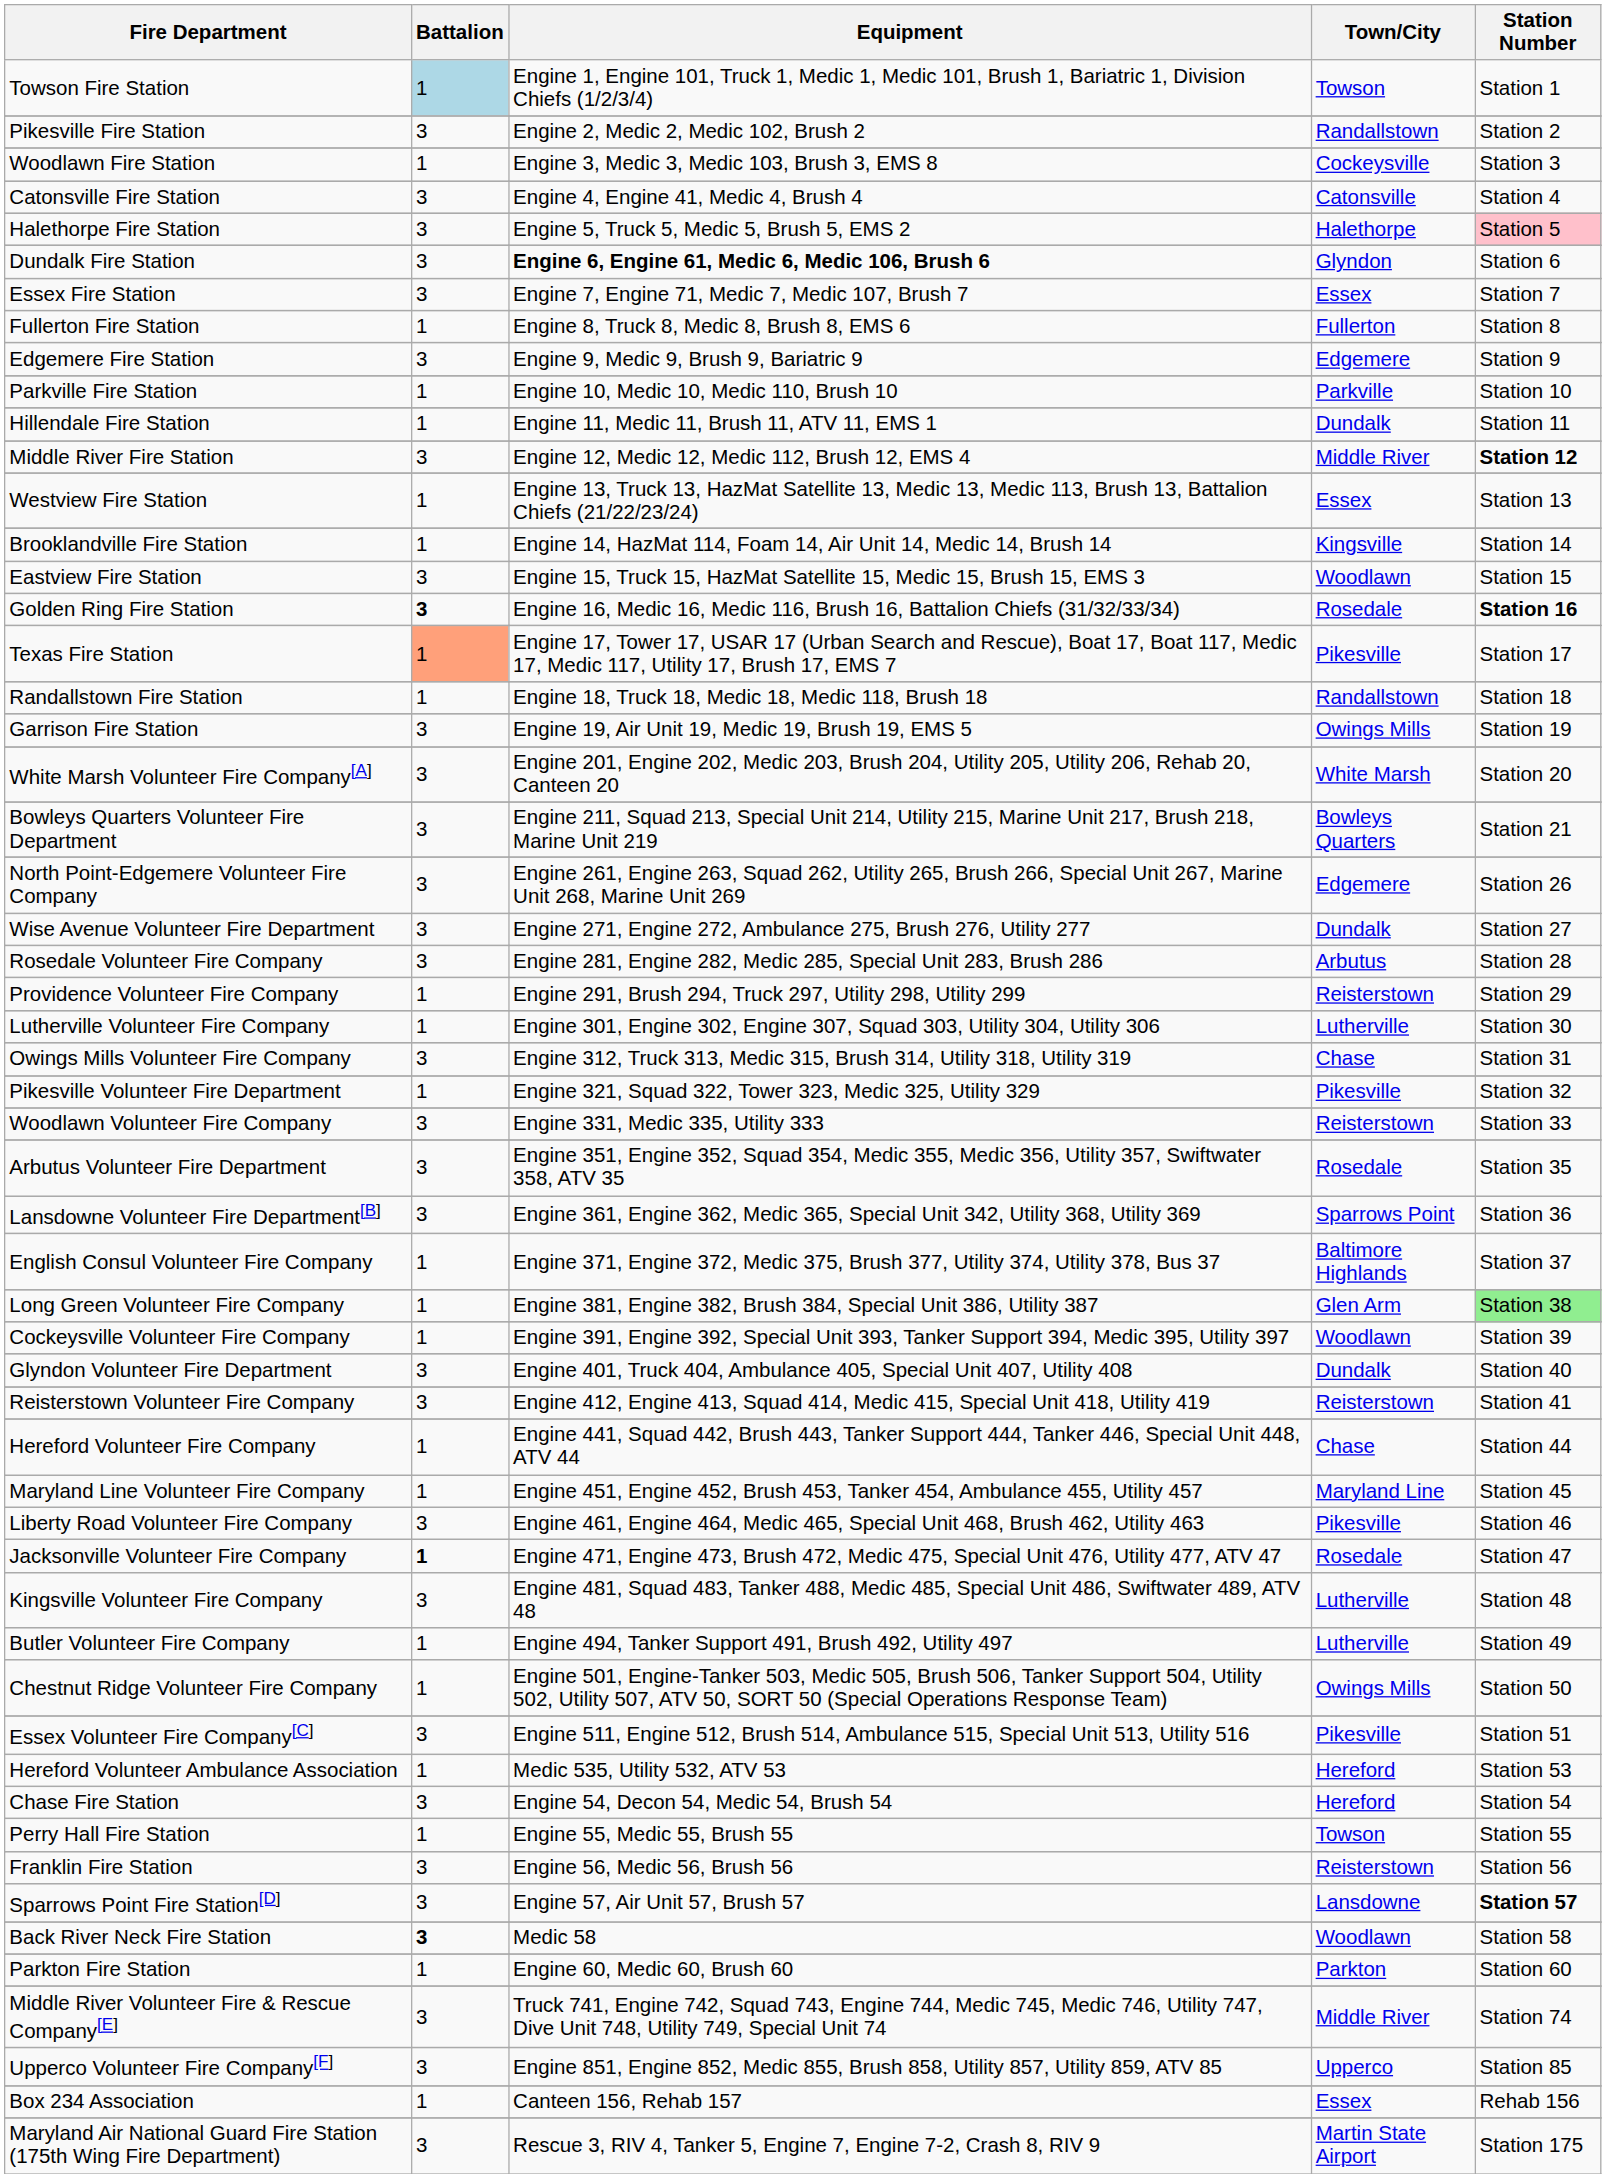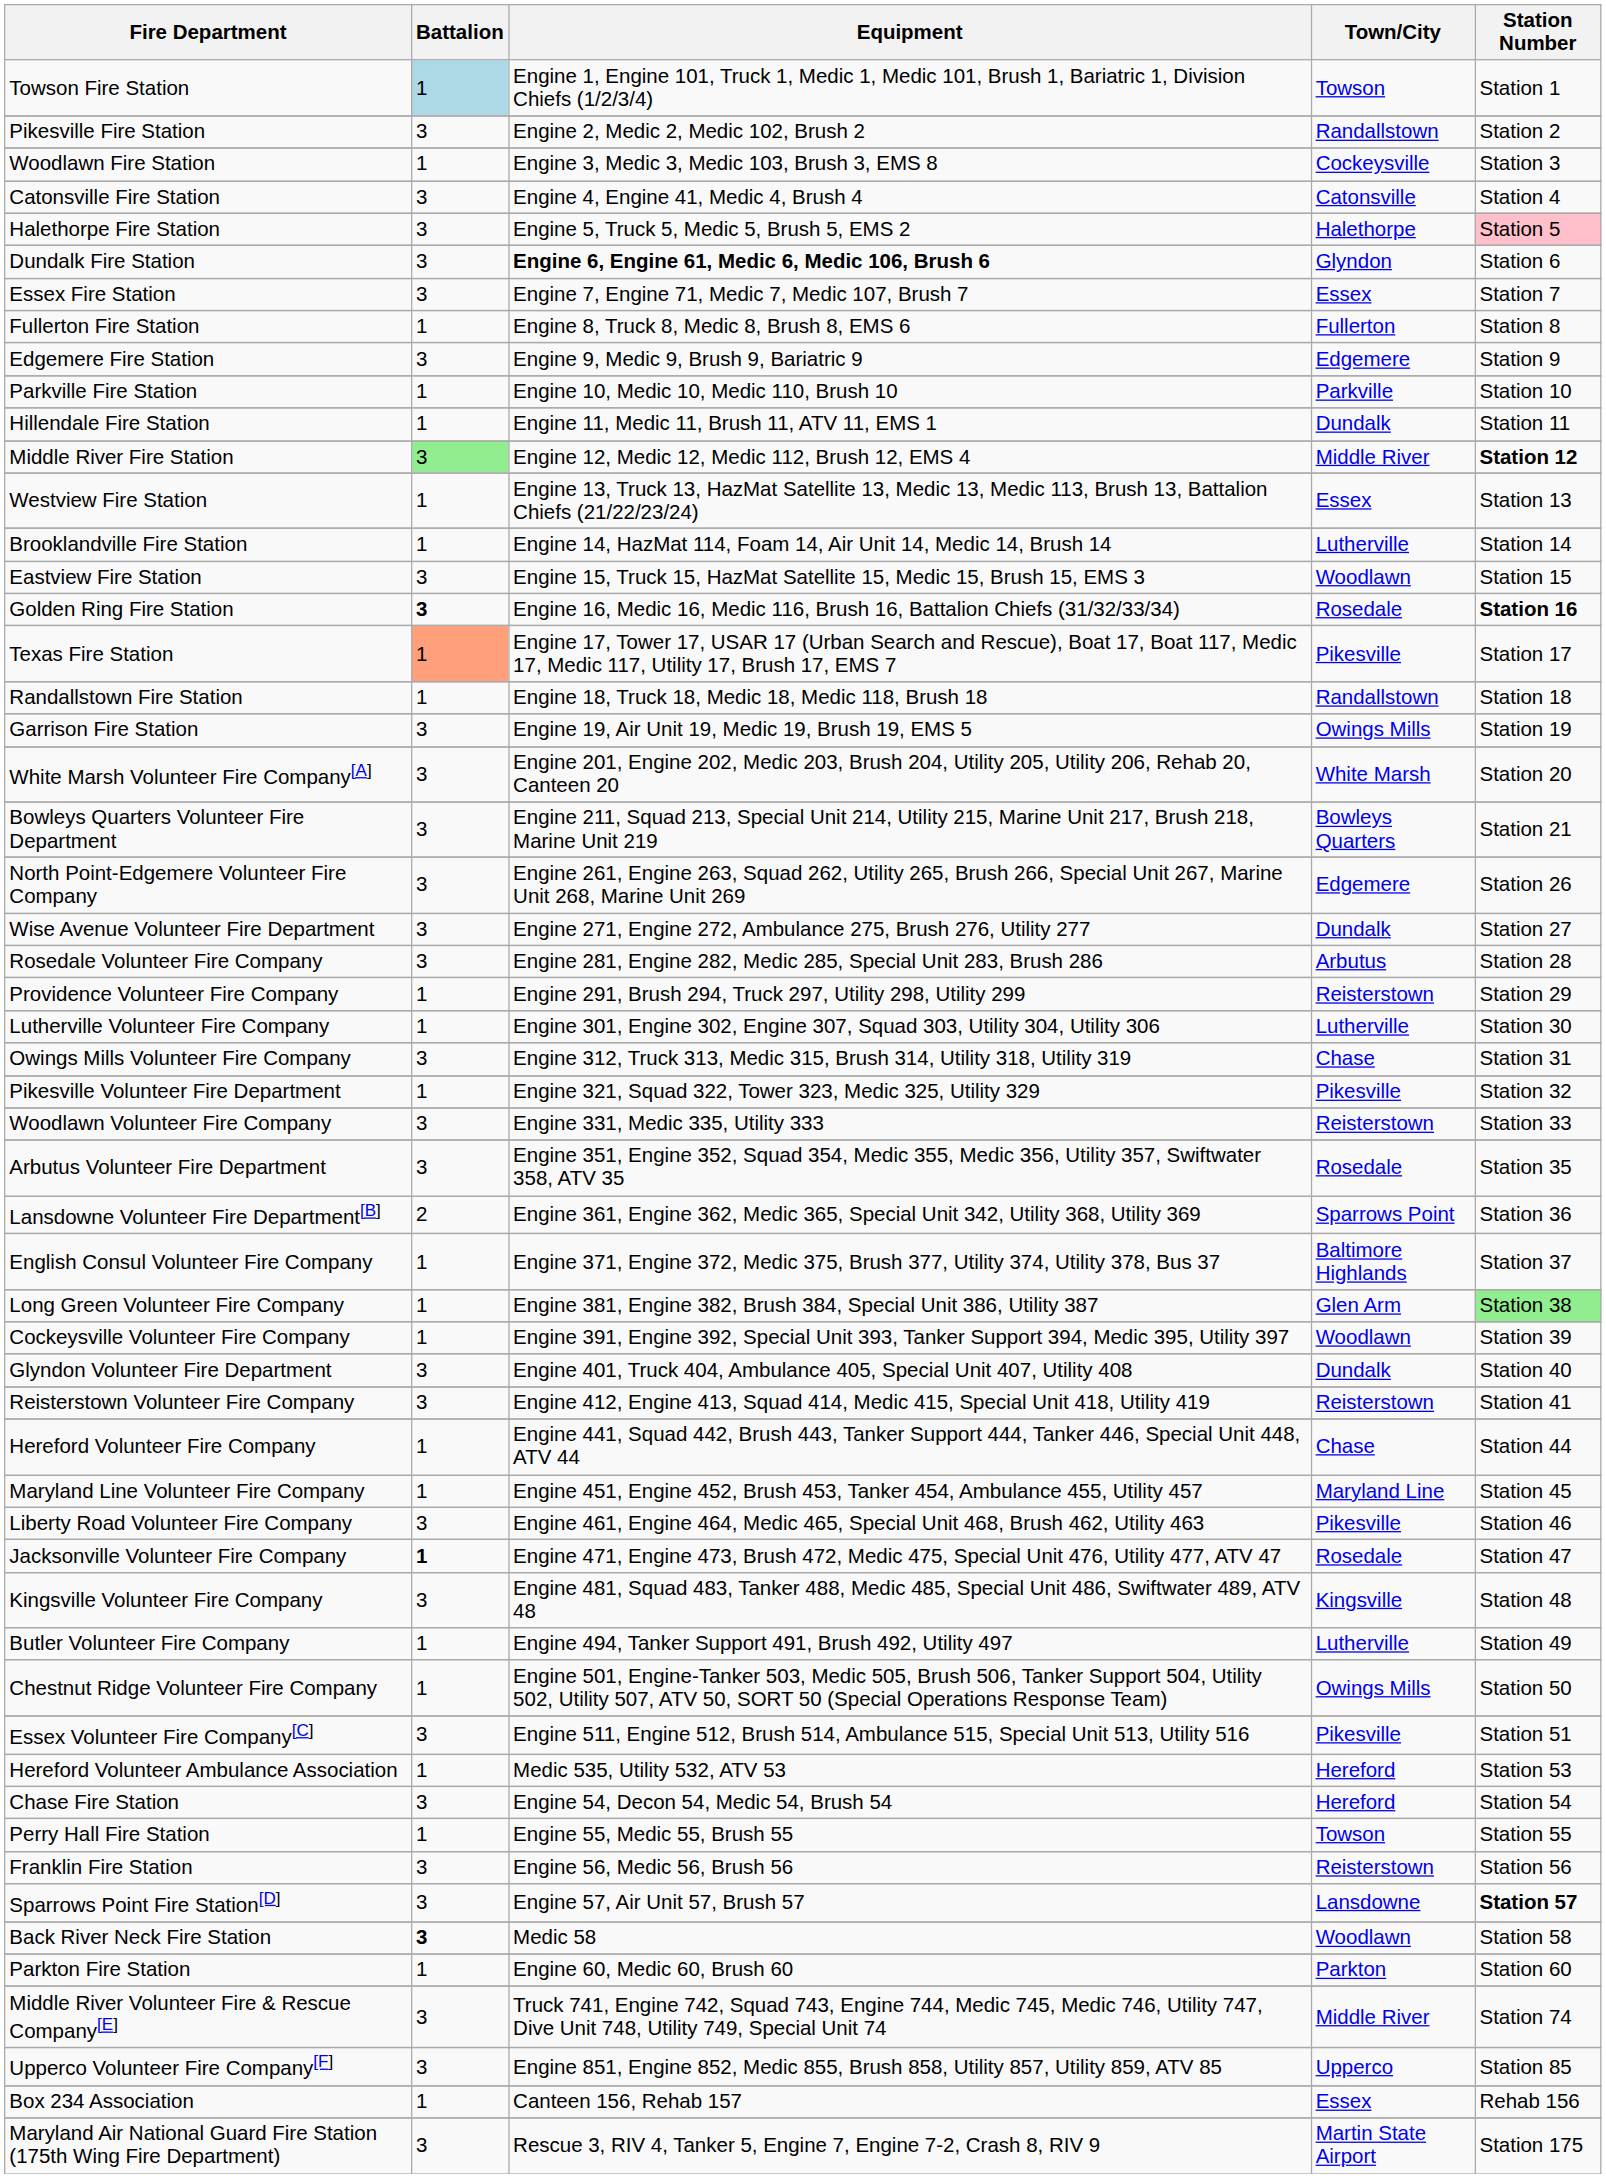(422, 456) no background -> (422, 456) lightgreen background
(1359, 544) Kingsville -> (1362, 544) Lutherville
(422, 1214) 3 -> (422, 1214) 2
(1362, 1599) Lutherville -> (1359, 1599) Kingsville
